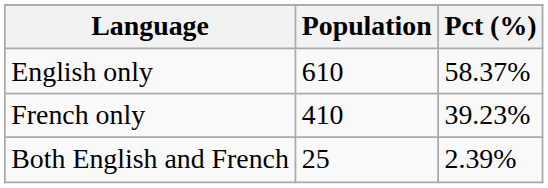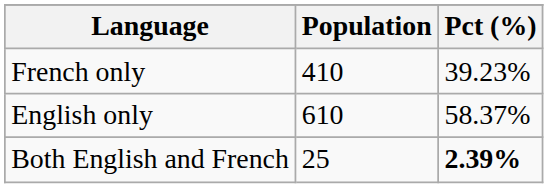rows swapped: (82, 70) <-> (78, 114)
(480, 159) normal -> (483, 159) bold
